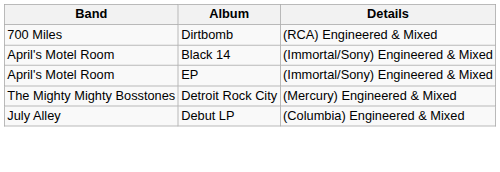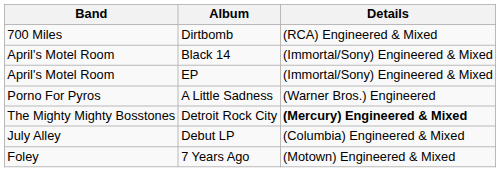+ row: (227, 95)
(370, 95) normal -> (375, 116) bold
+ row: (215, 156)
